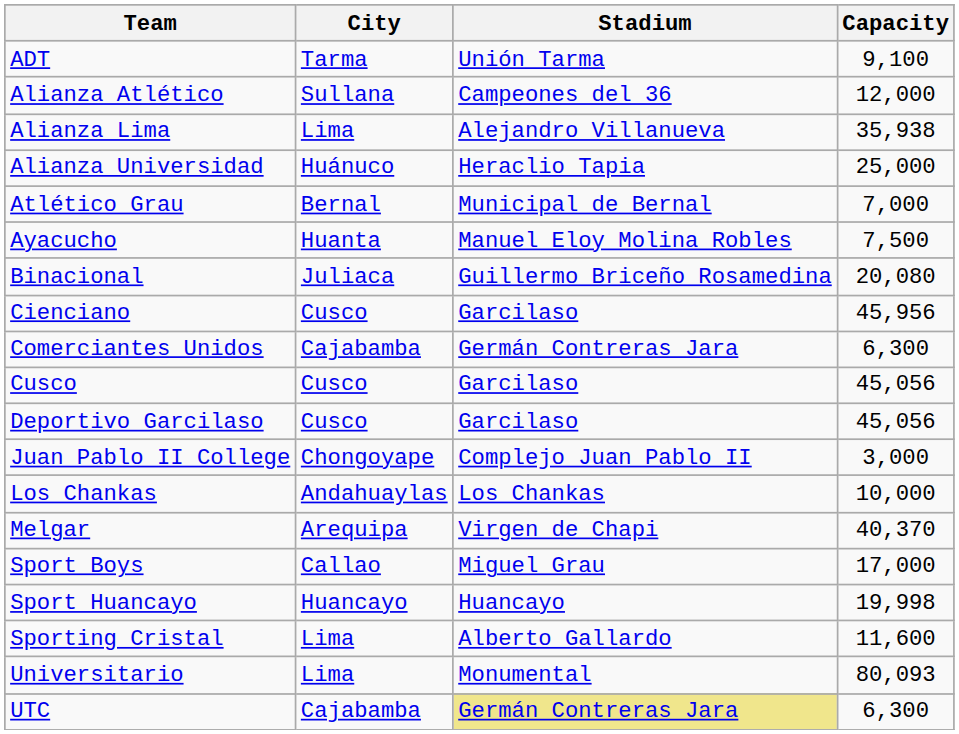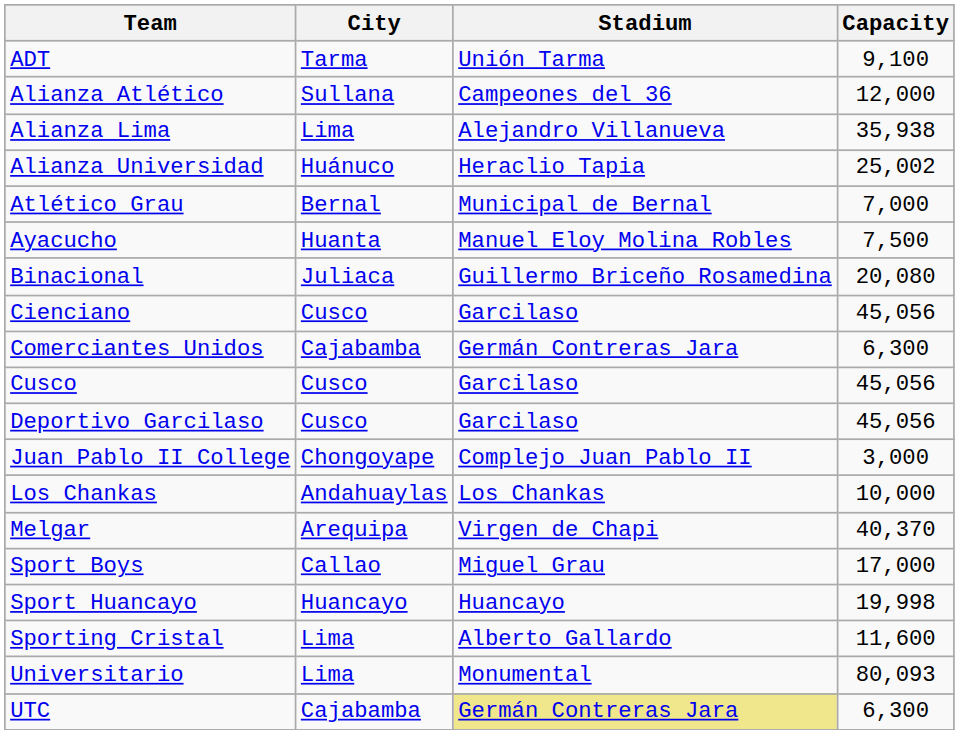(896, 168) 25,000 -> (896, 168) 25,002
(896, 313) 45,956 -> (896, 313) 45,056
